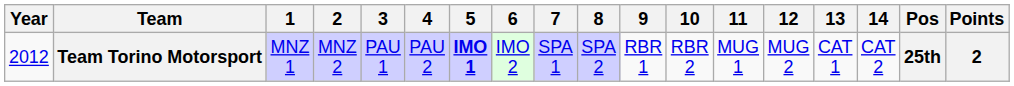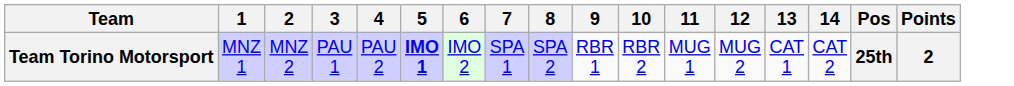- column: (29, 18)
